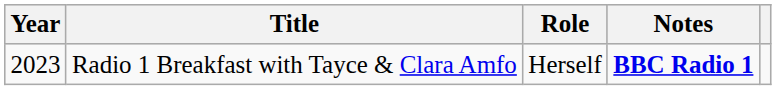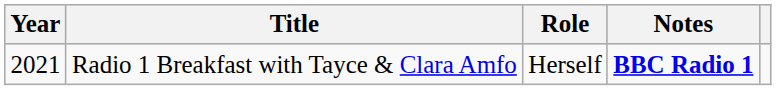(35, 63) 2023 -> (35, 63) 2021
